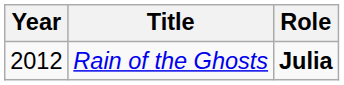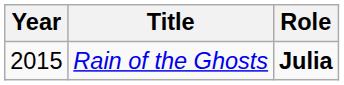(36, 60) 2012 -> (36, 60) 2015
